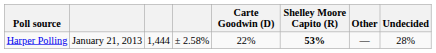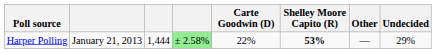(192, 40) no background -> (192, 40) lightgreen background
(406, 40) 28% -> (406, 40) 29%
